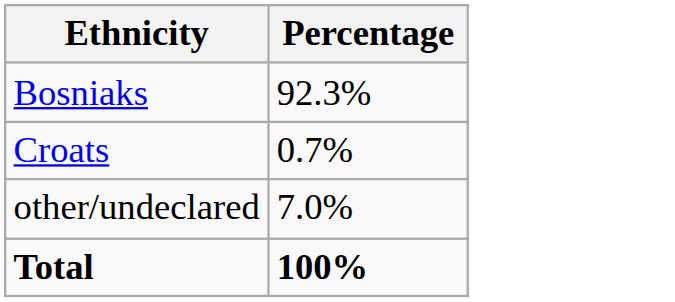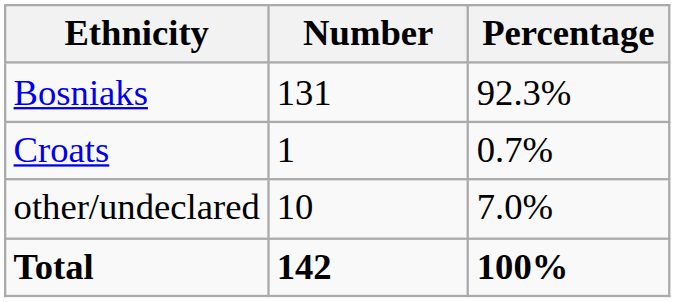+ column: (368, 33)
